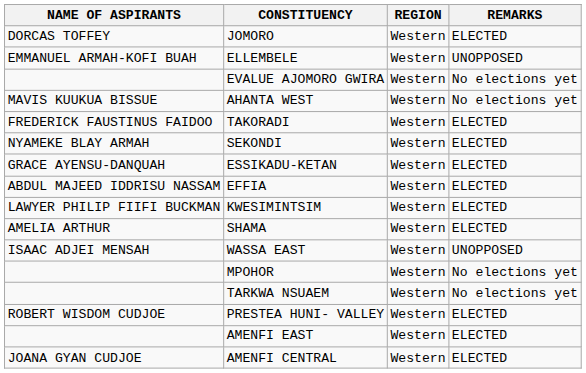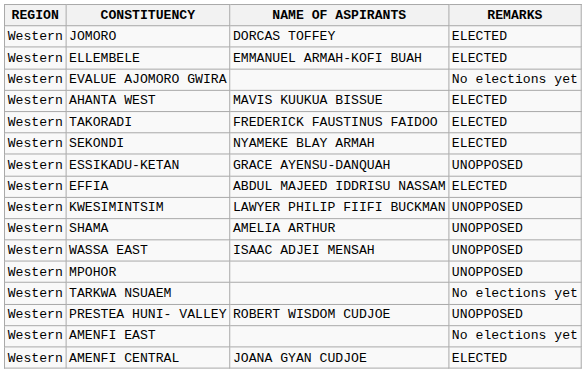columns swapped: (418, 15) <-> (114, 15)
(487, 58) UNOPPOSED -> (479, 58) ELECTED
(515, 101) No elections yet -> (479, 101) ELECTED
(479, 165) ELECTED -> (487, 165) UNOPPOSED
(479, 208) ELECTED -> (487, 208) UNOPPOSED
(479, 229) ELECTED -> (487, 229) UNOPPOSED
(515, 272) No elections yet -> (487, 272) UNOPPOSED
(479, 315) ELECTED -> (487, 315) UNOPPOSED
(479, 336) ELECTED -> (515, 336) No elections yet
